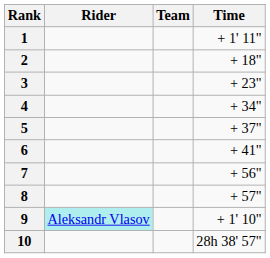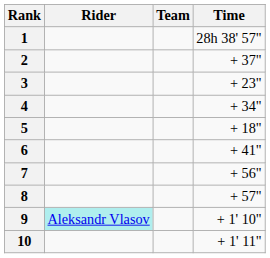(240, 38) + 1' 11" -> (229, 38) 28h 38' 57"
(246, 60) + 18" -> (246, 60) + 37"
(246, 128) + 37" -> (246, 128) + 18"
(229, 241) 28h 38' 57" -> (240, 241) + 1' 11"
